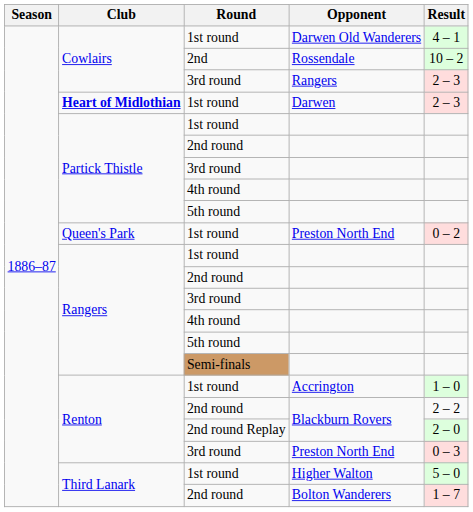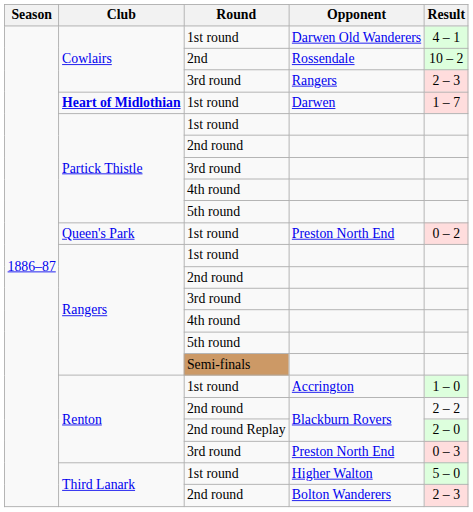(446, 102) 2 – 3 -> (446, 102) 1 – 7
(446, 495) 1 – 7 -> (446, 495) 2 – 3
